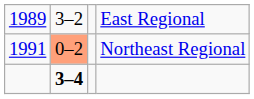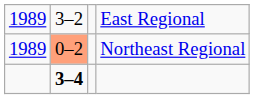(28, 49) 1991 -> (28, 49) 1989
